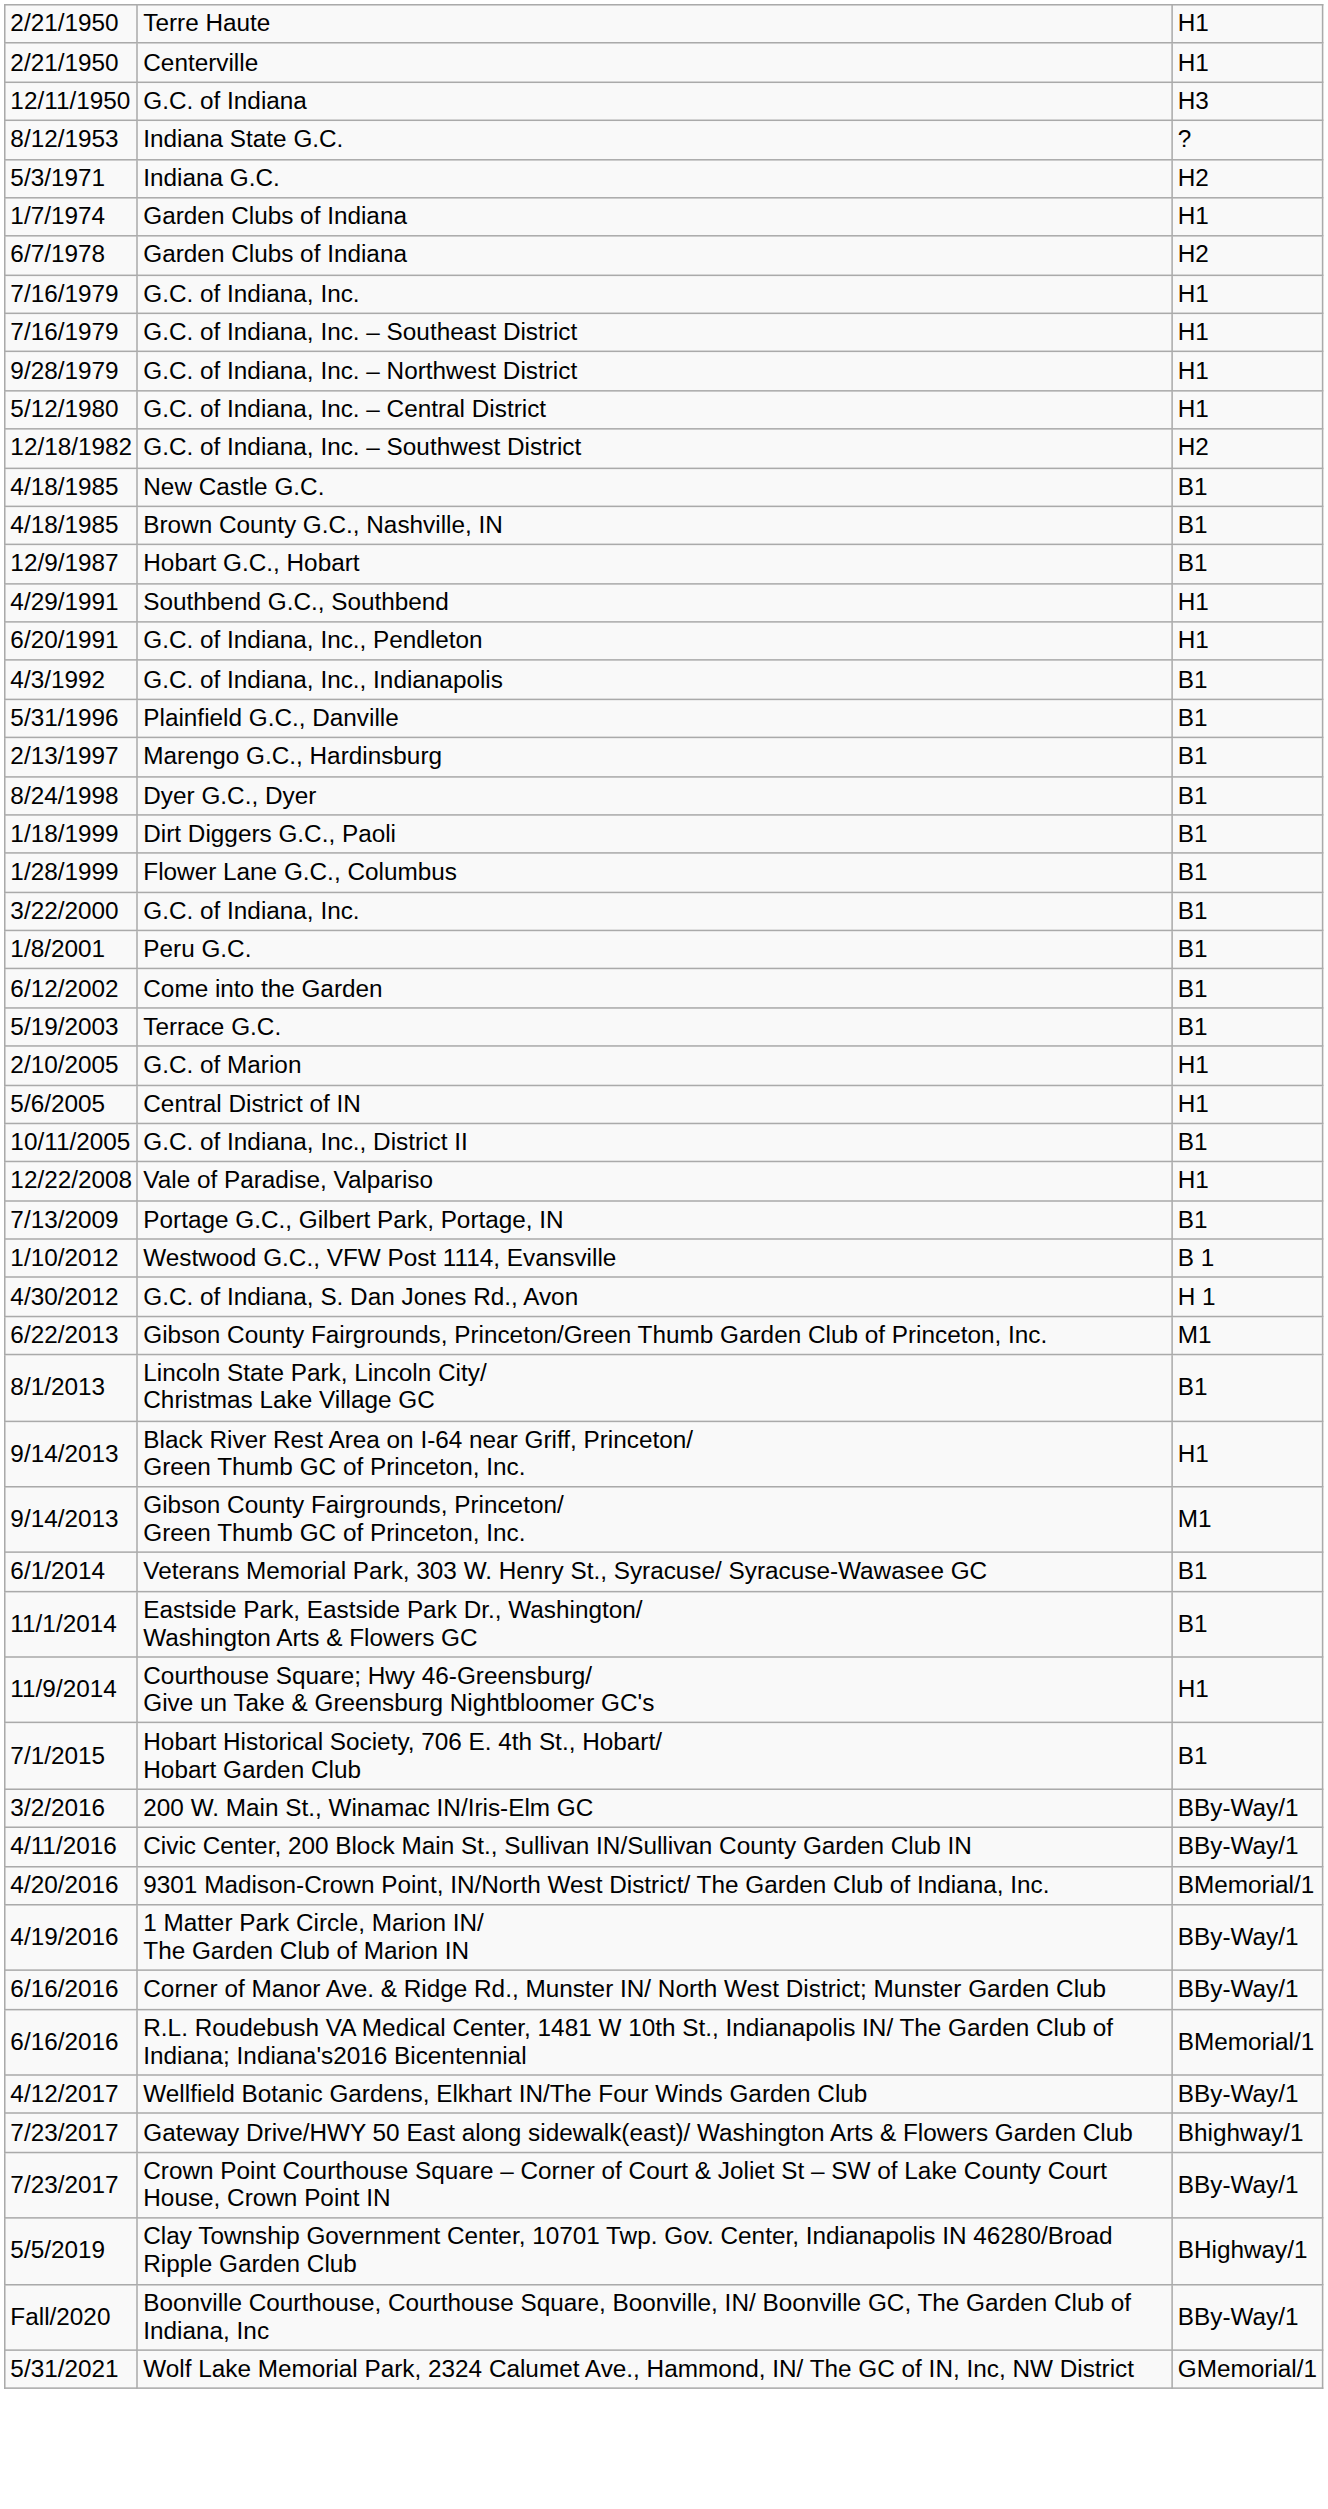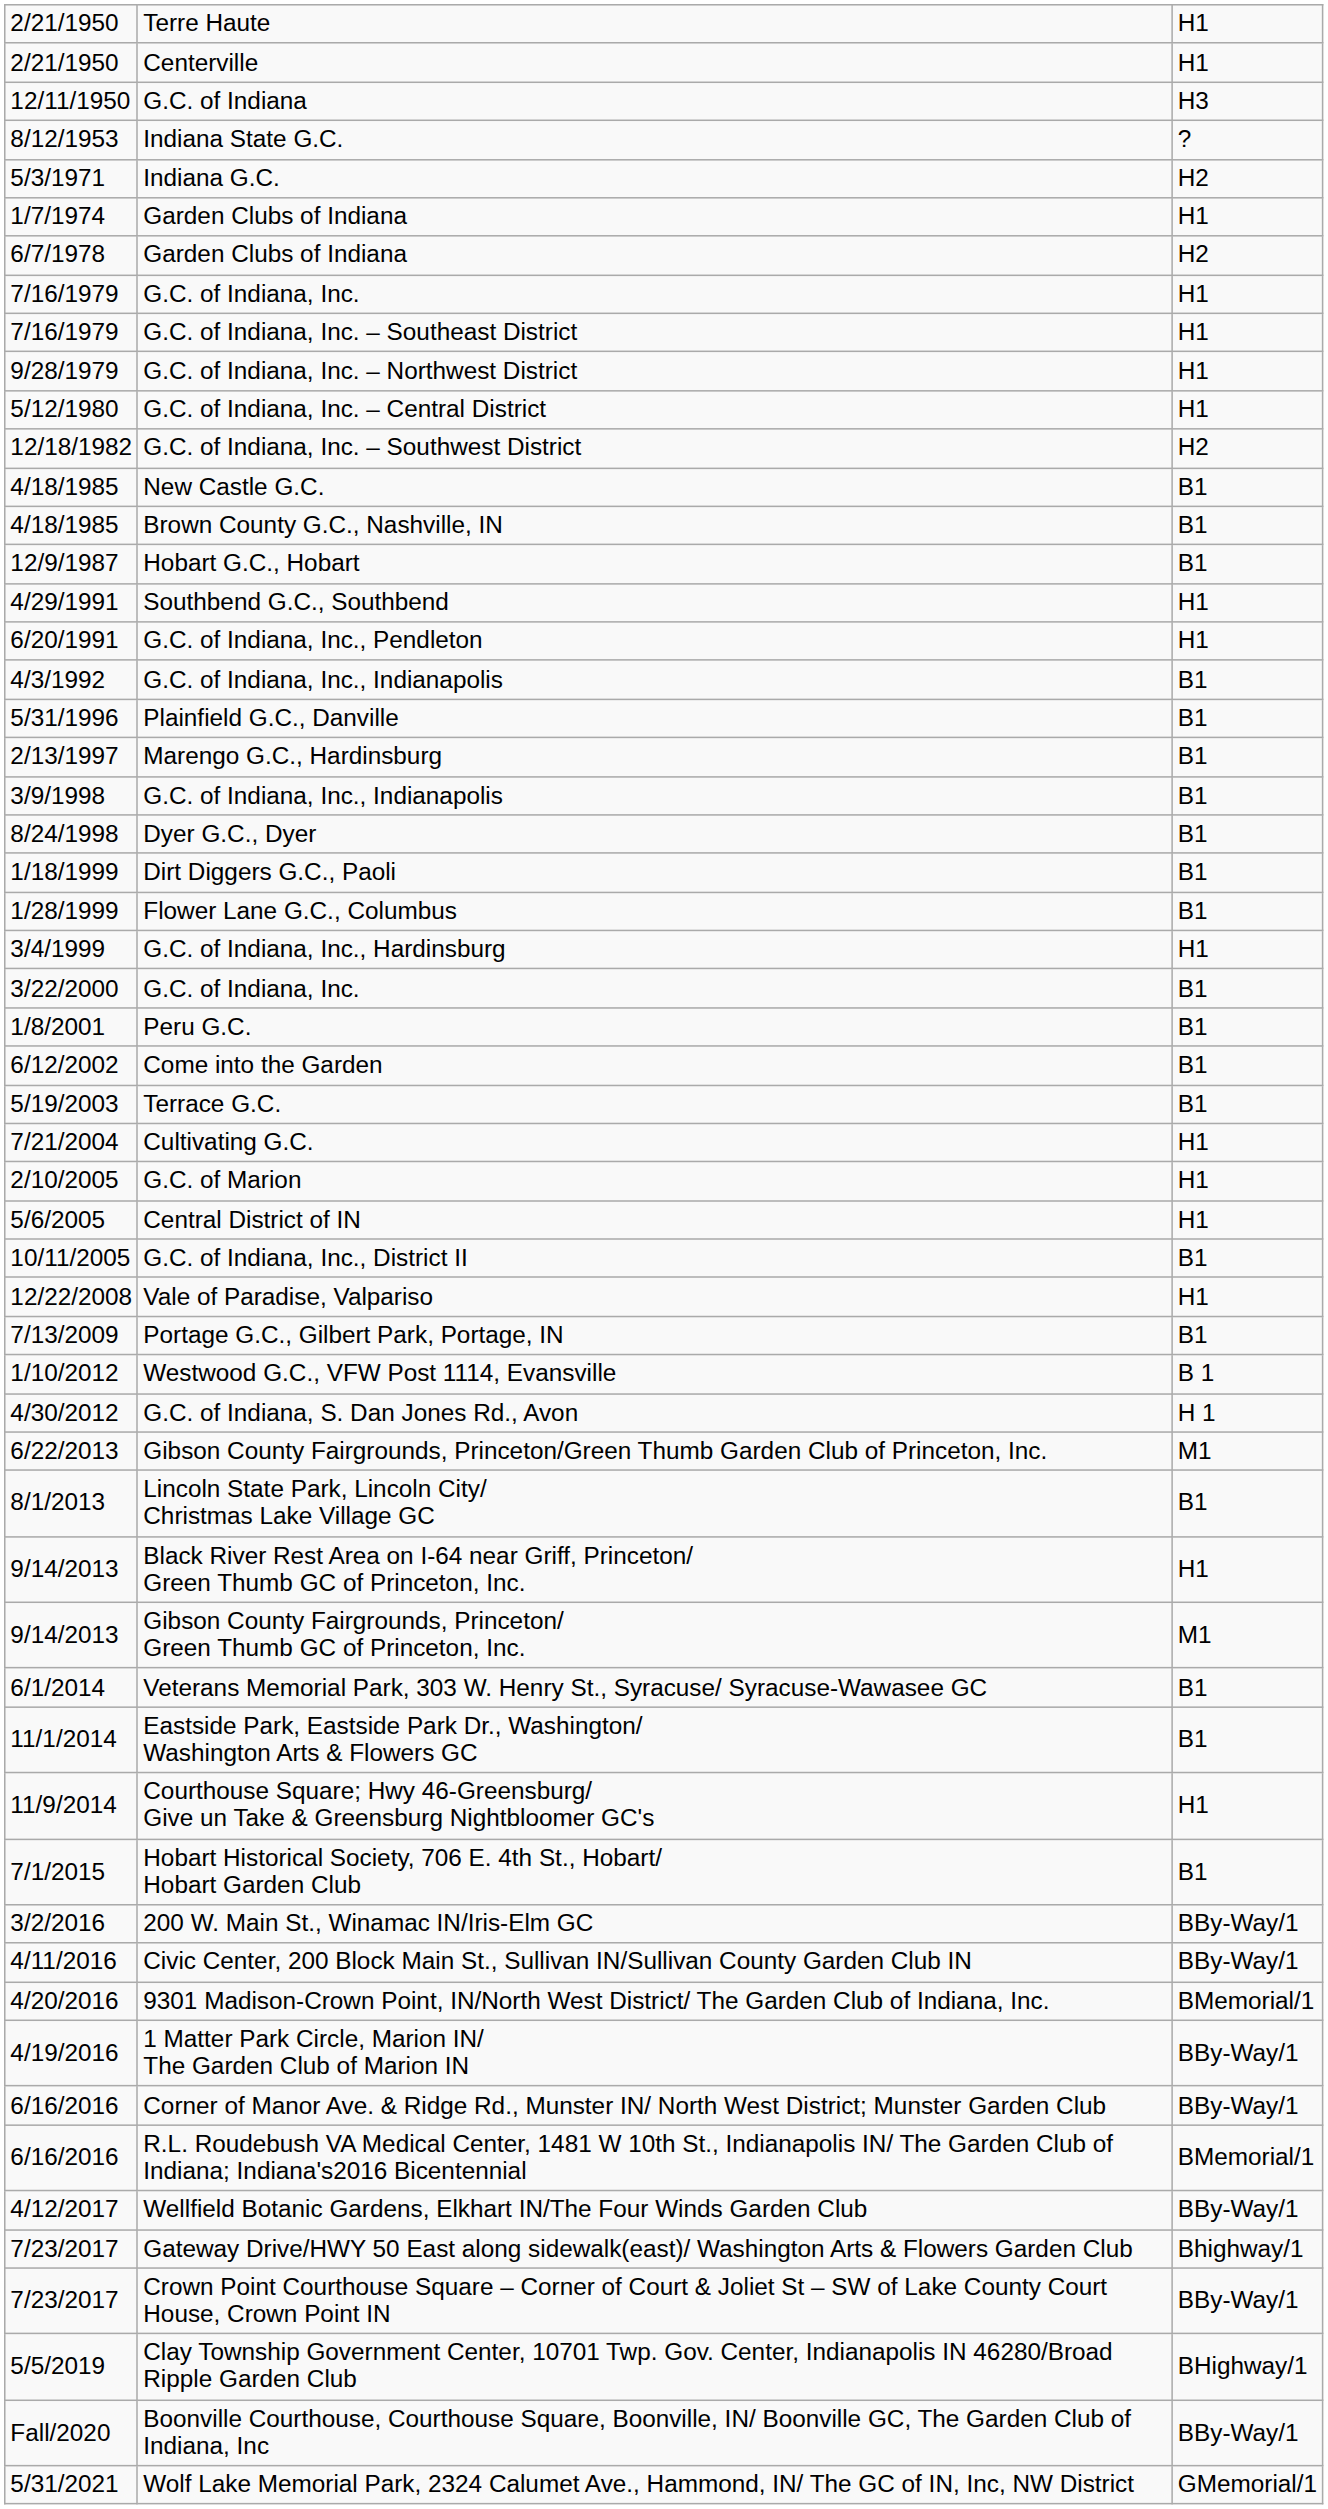+ row: (58, 795)
+ row: (58, 949)
+ row: (64, 1142)
